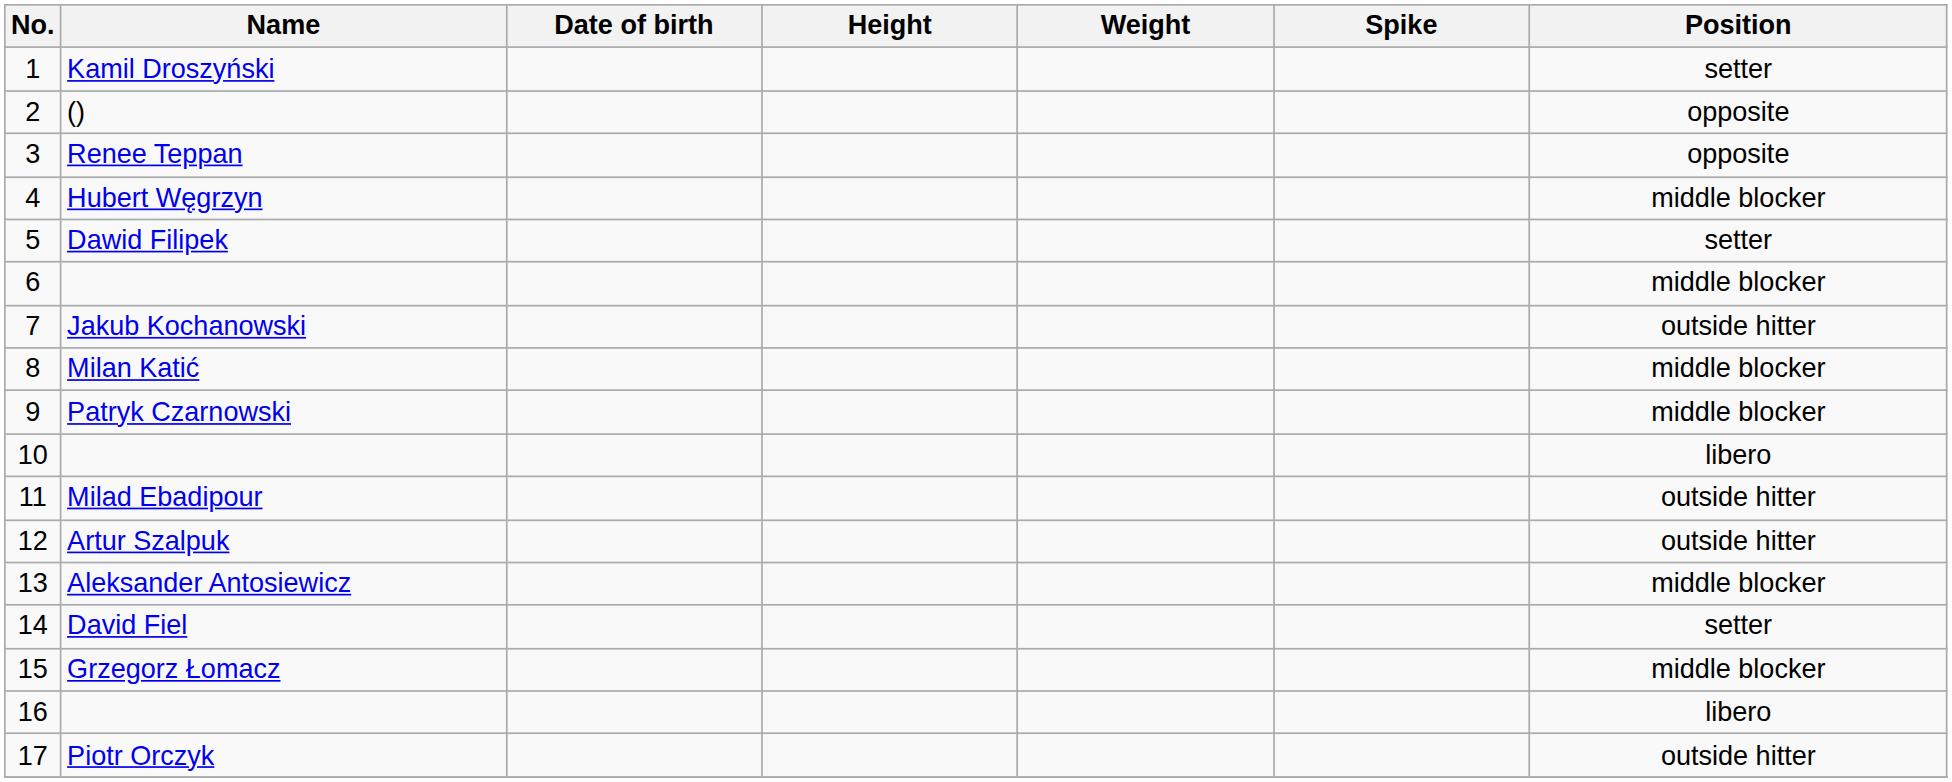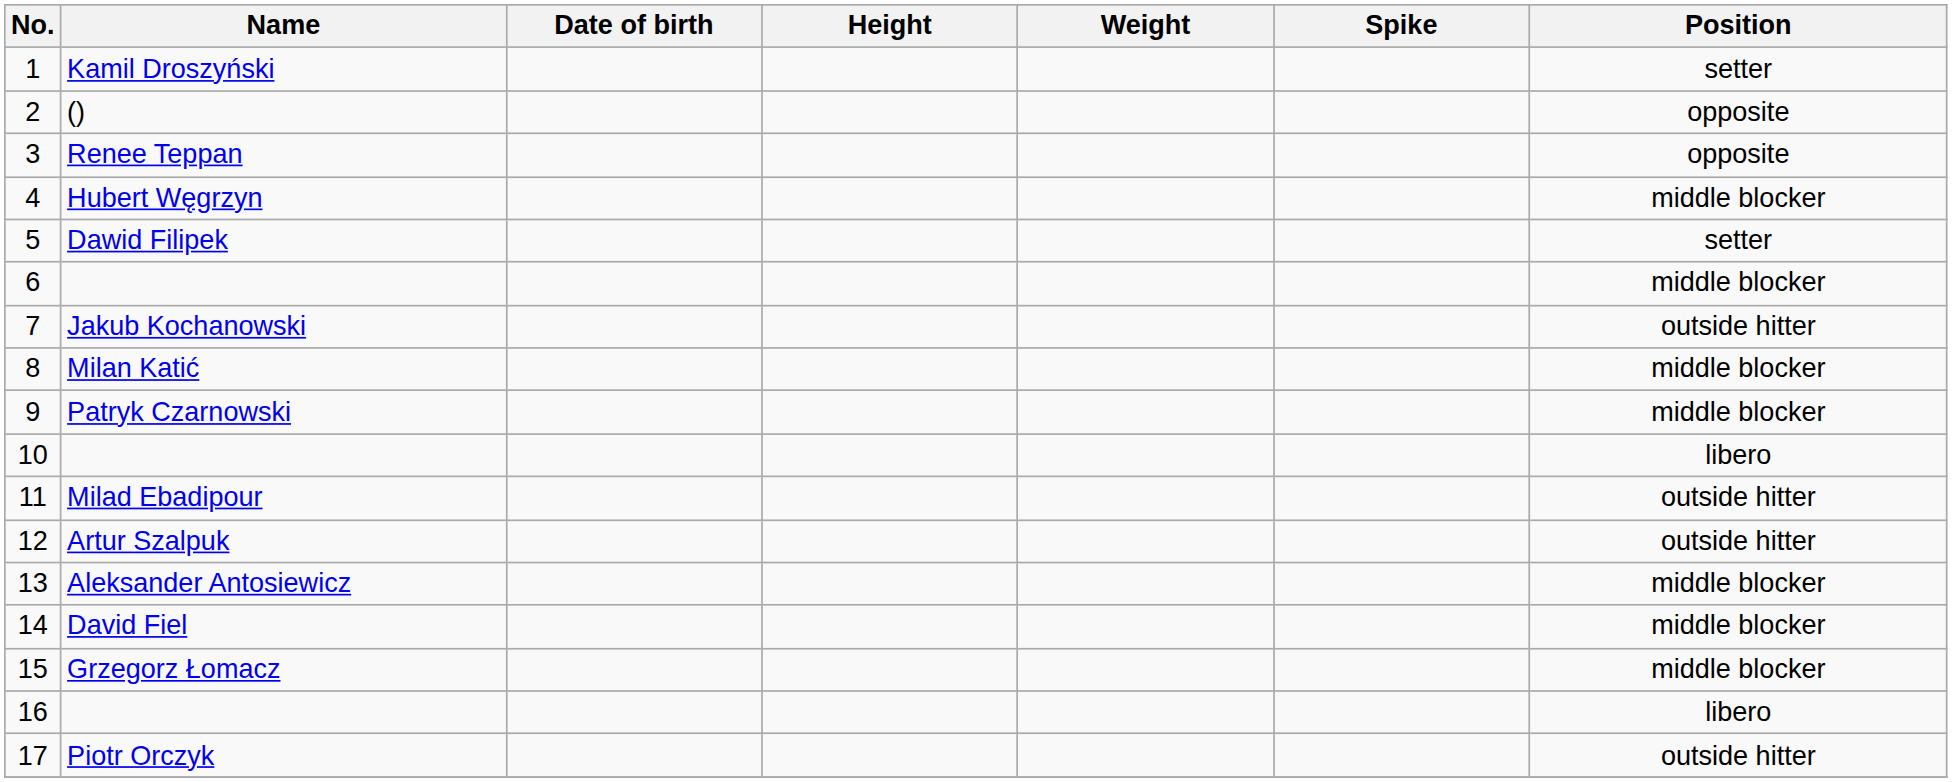(1738, 626) setter -> (1738, 626) middle blocker
